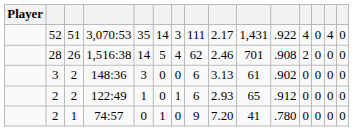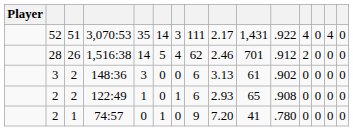(285, 55) .908 -> (285, 55) .912
(285, 95) .912 -> (285, 95) .908
